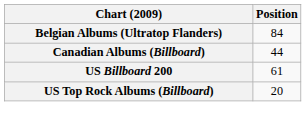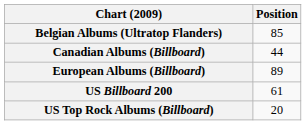(277, 33) 84 -> (277, 33) 85
+ row: (129, 71)
